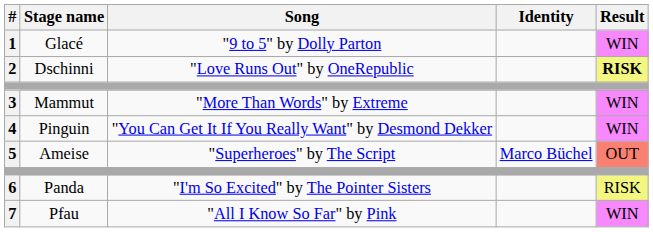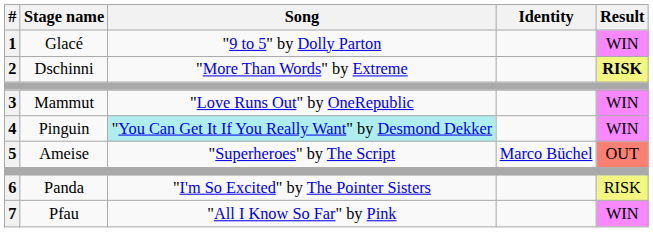(302, 69) "Love Runs Out" by OneRepublic -> (302, 69) "More Than Words" by Extreme
(302, 102) "More Than Words" by Extreme -> (302, 102) "Love Runs Out" by OneRepublic
(302, 128) no background -> (302, 128) paleturquoise background
